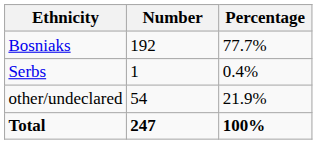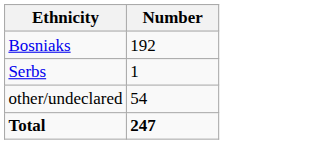- column: (265, 17)
